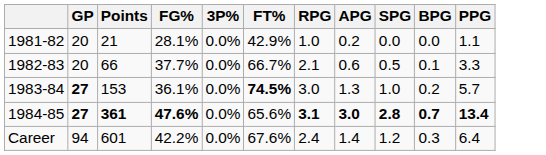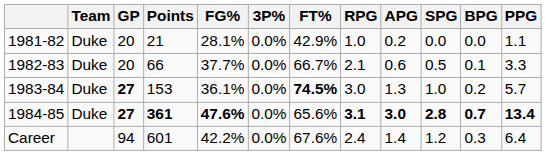+ column: (91, 16)
